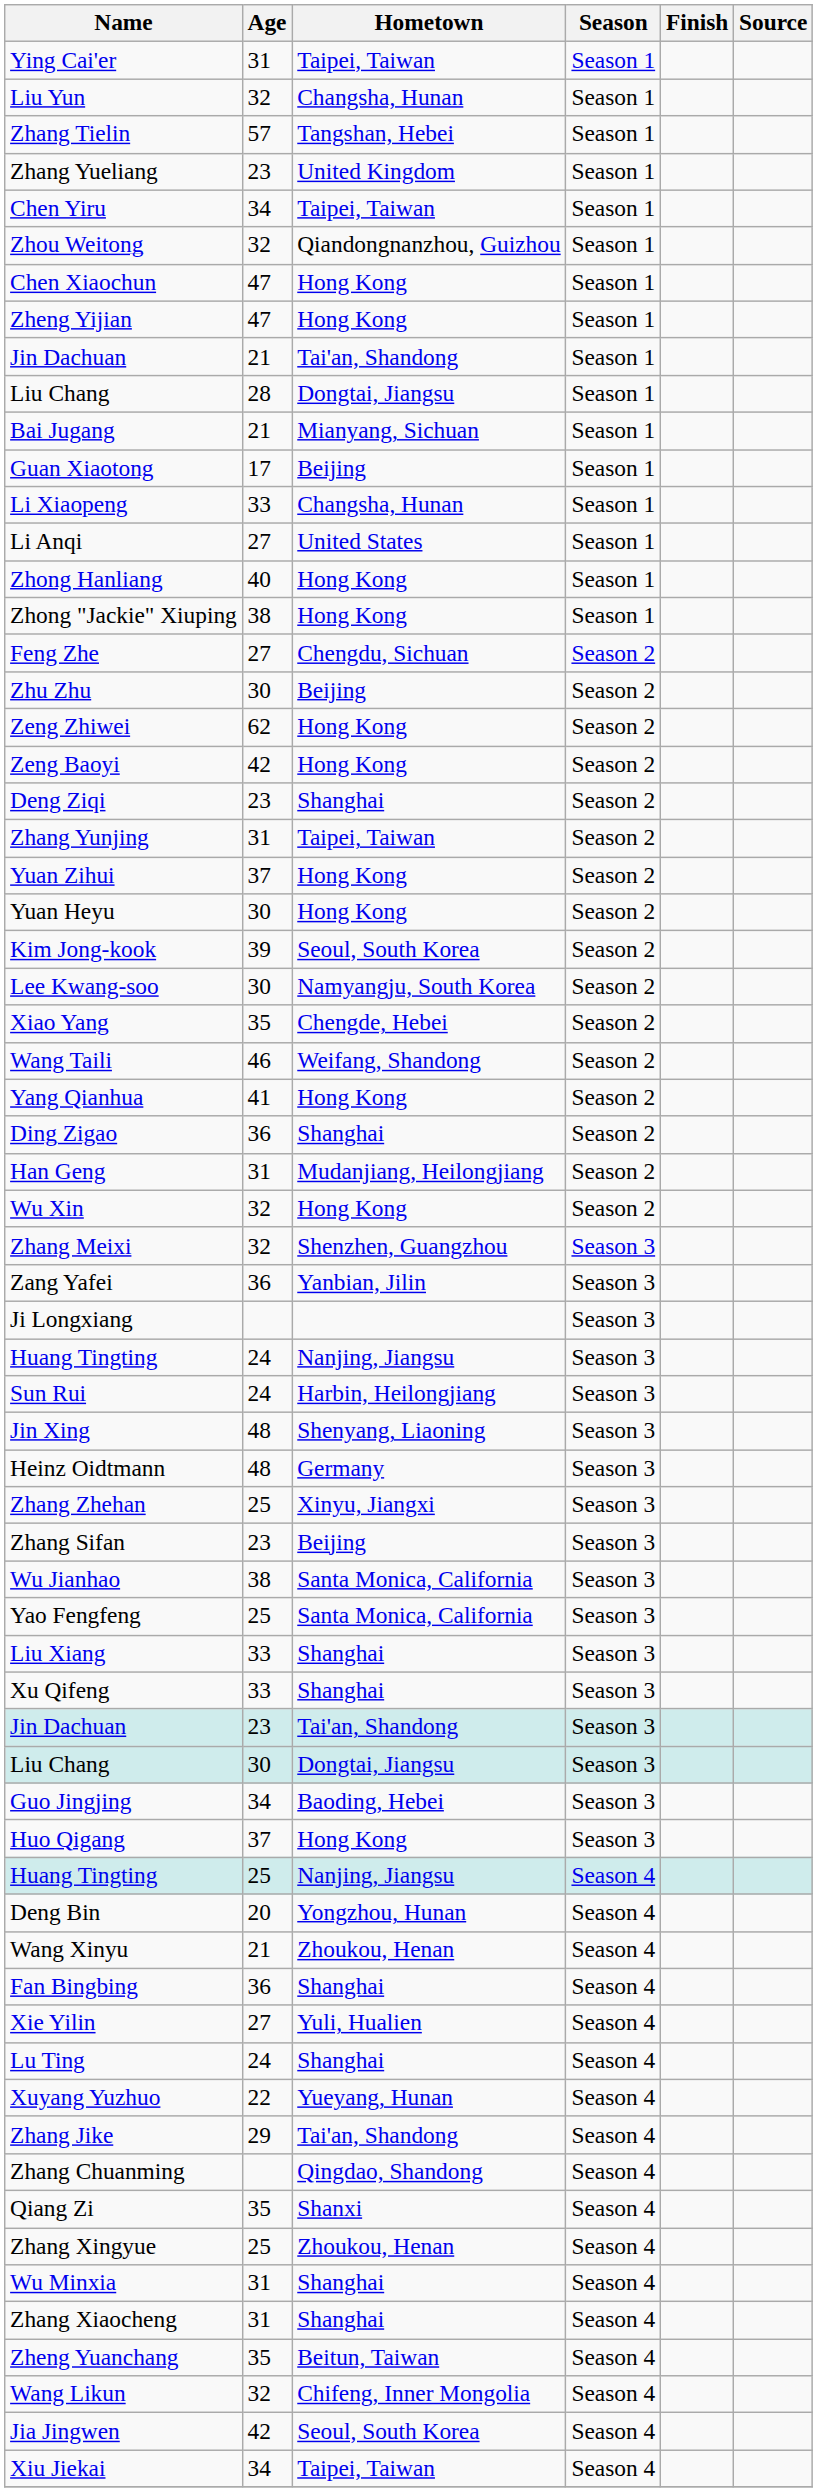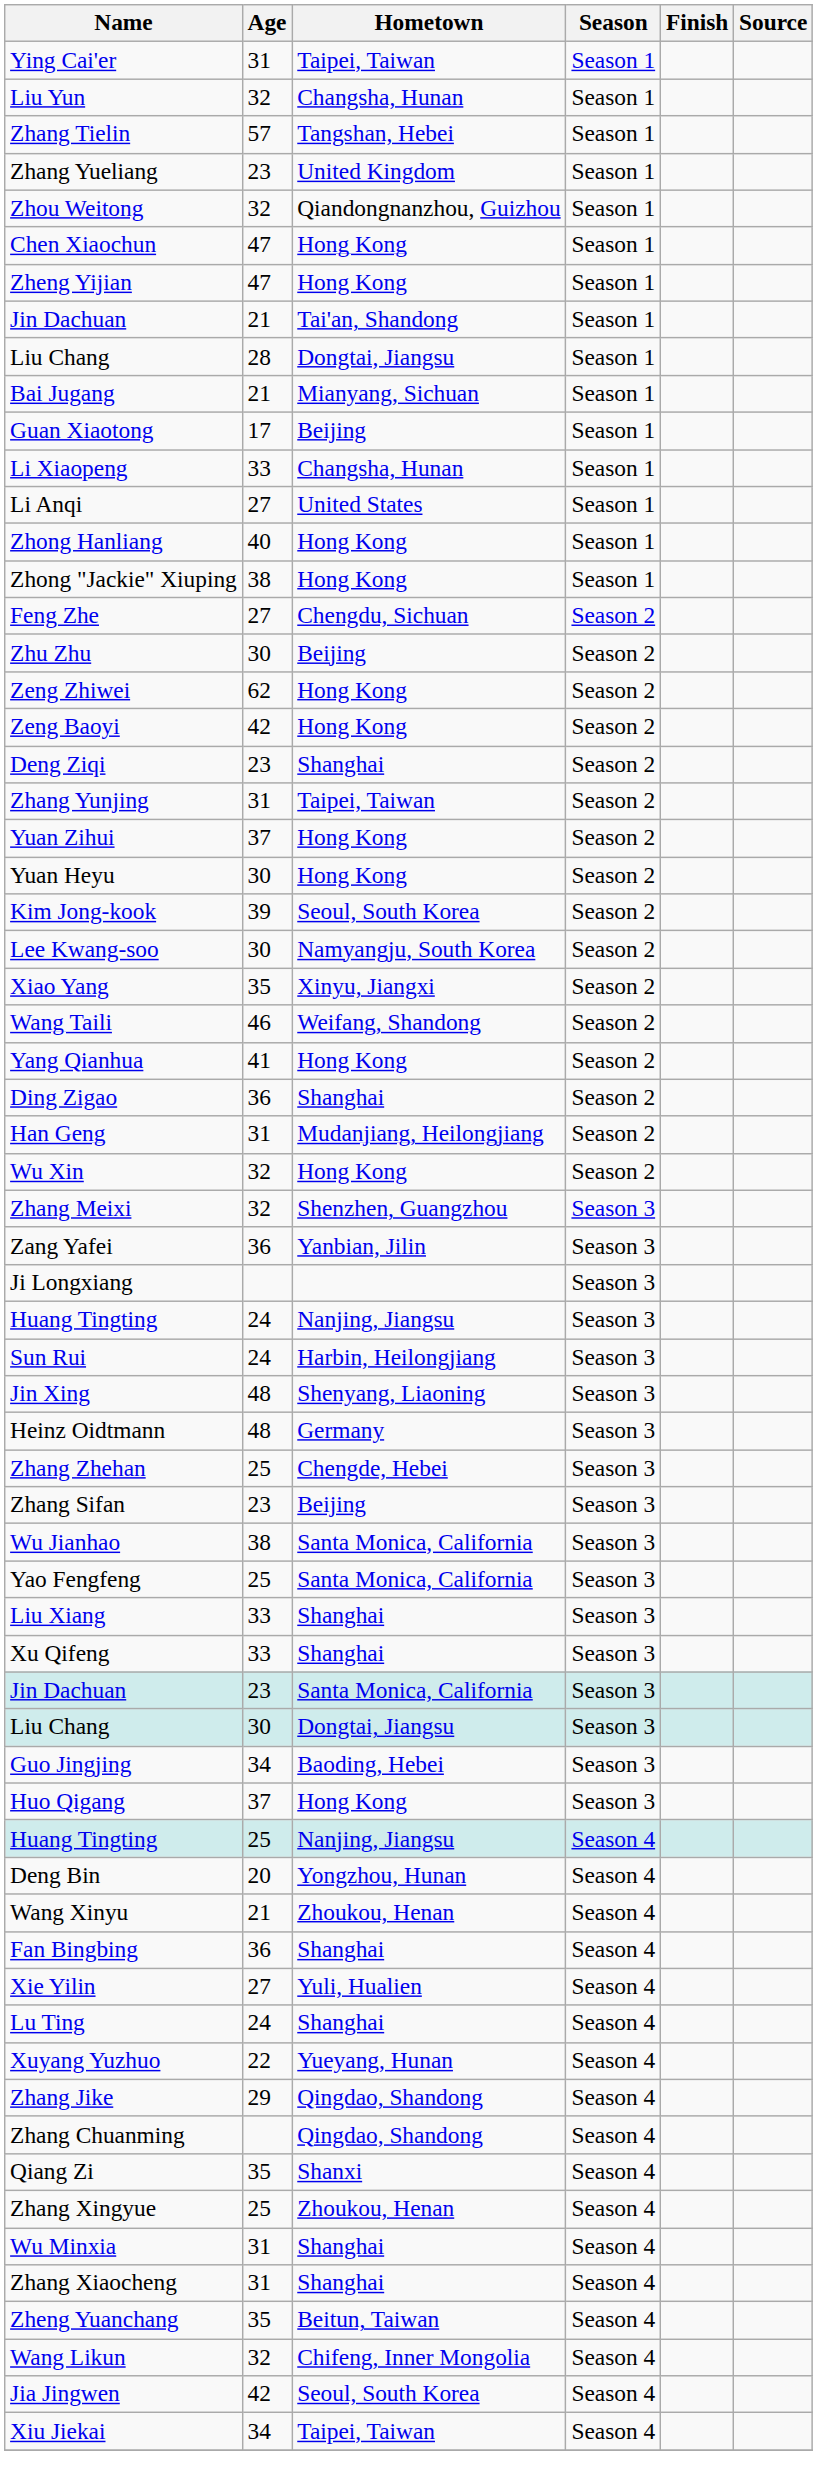- row: (58, 208)
(373, 1023) Chengde, Hebei -> (366, 986) Xinyu, Jiangxi
(366, 1504) Xinyu, Jiangxi -> (373, 1467) Chengde, Hebei
(378, 1727) Tai'an, Shandong -> (415, 1690) Santa Monica, California
(378, 2134) Tai'an, Shandong -> (390, 2097) Qingdao, Shandong
